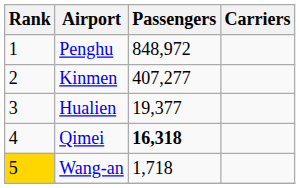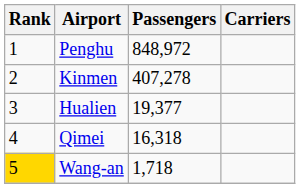(161, 79) 407,277 -> (161, 79) 407,278
(157, 138) bold -> (157, 138) normal
